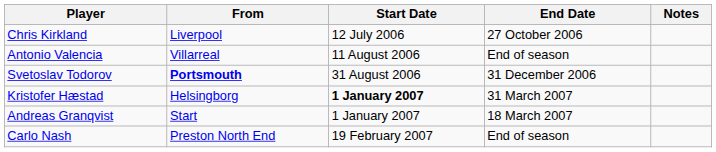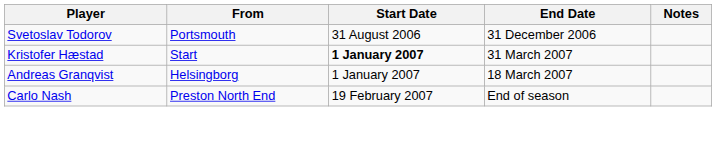- row: (47, 34)
- row: (55, 55)
(206, 75) bold -> (203, 34) normal
(204, 95) Helsingborg -> (184, 55) Start
(184, 116) Start -> (204, 75) Helsingborg
